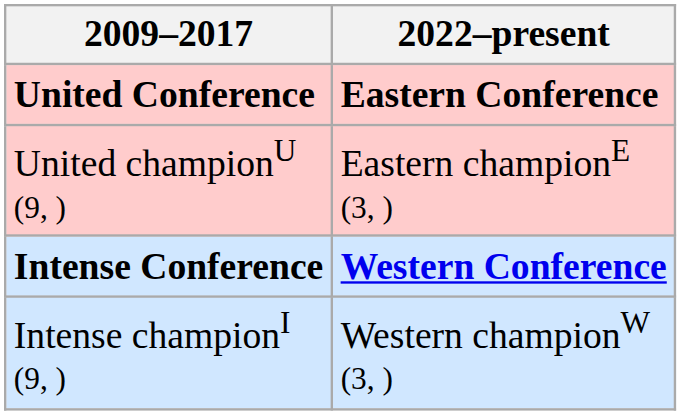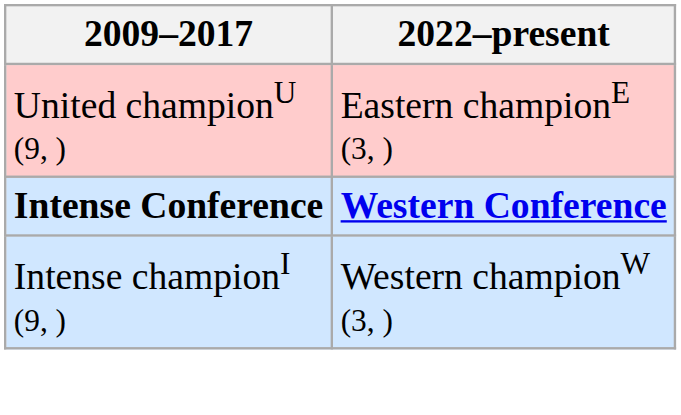- row: (164, 93)
